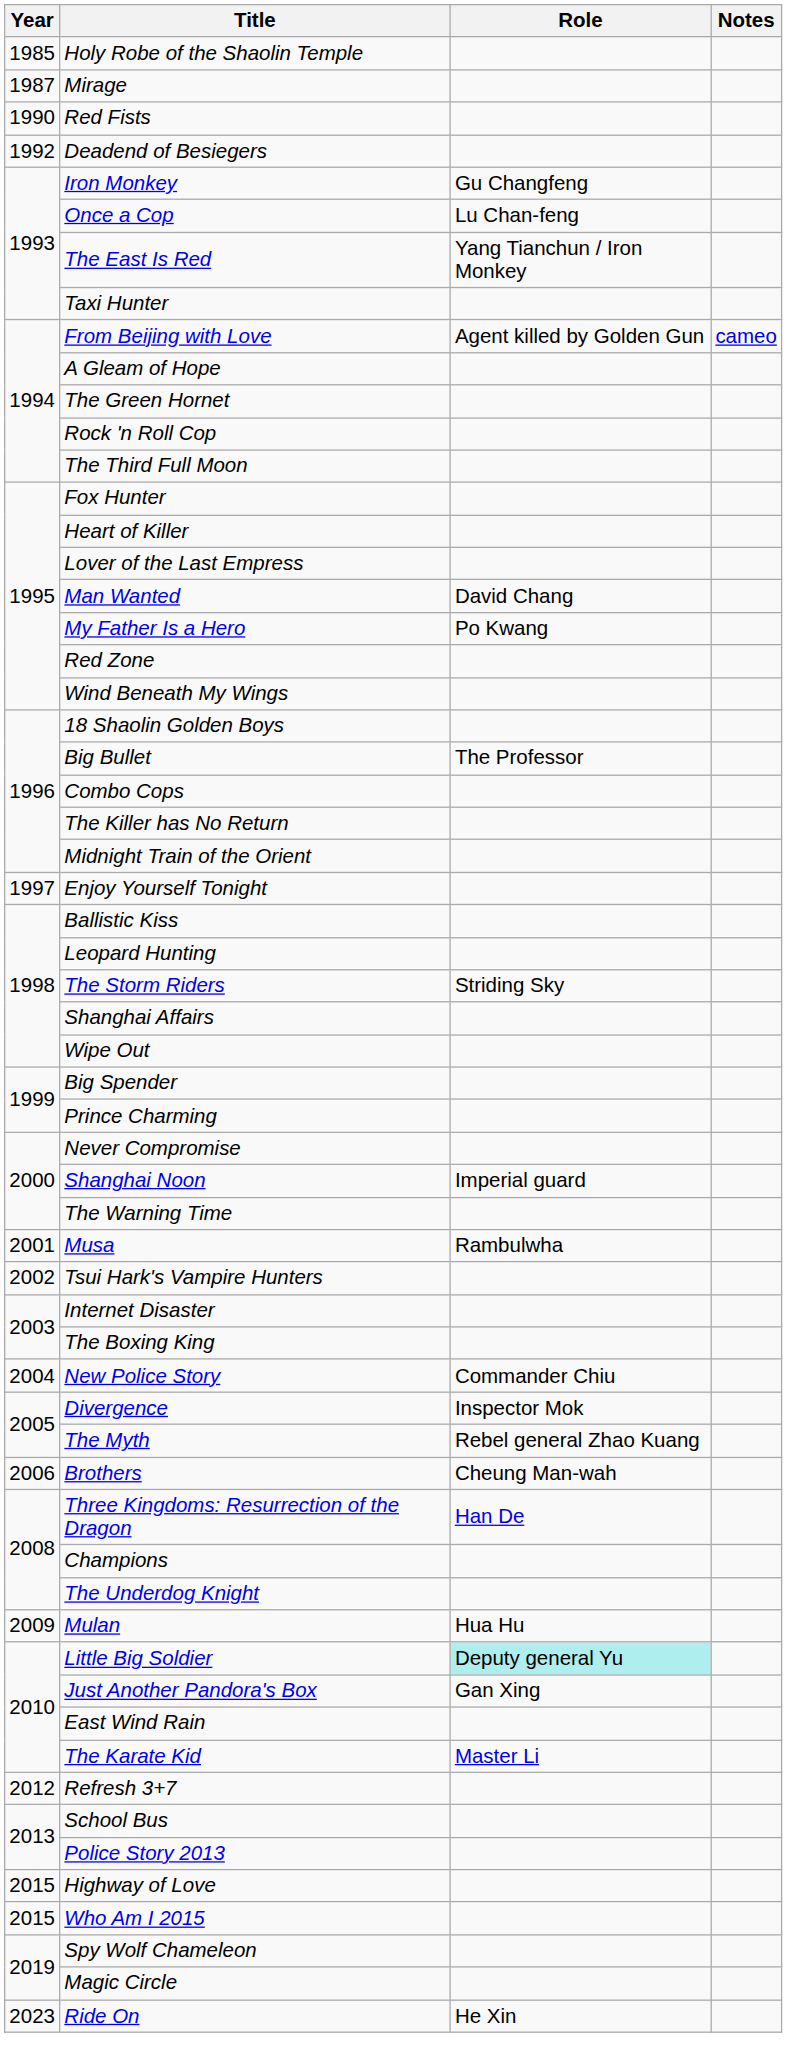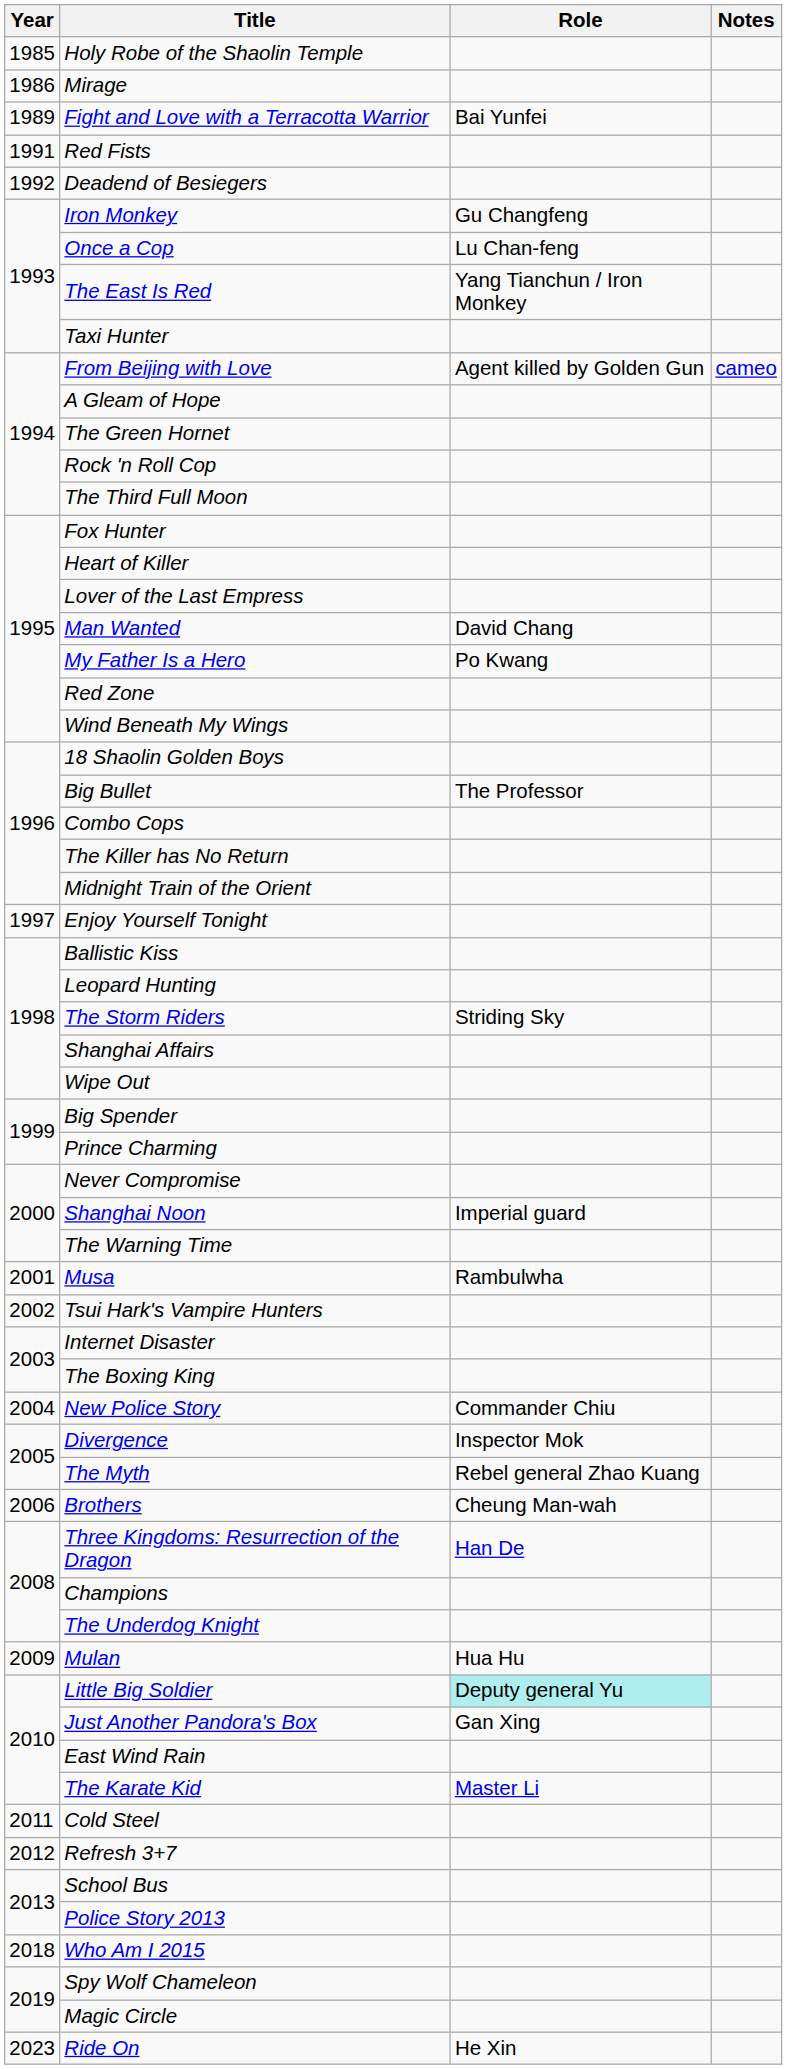(32, 85) 1987 -> (32, 85) 1986
+ row: (246, 118)
(32, 118) 1990 -> (32, 150) 1991
+ row: (112, 1820)
- row: (140, 1885)
(32, 1918) 2015 -> (32, 1950) 2018
